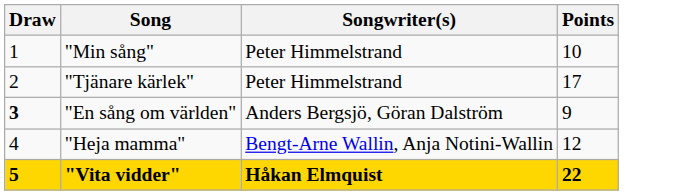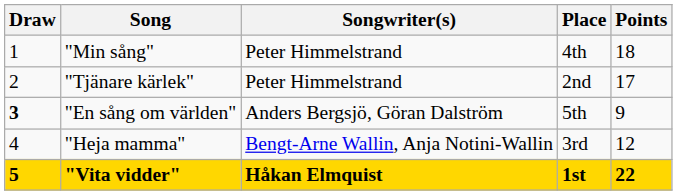+ column: (584, 19)
(572, 50) 10 -> (625, 50) 18
